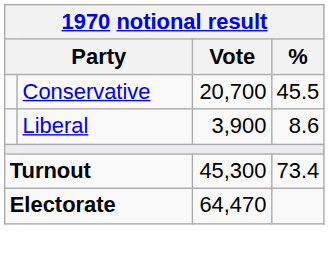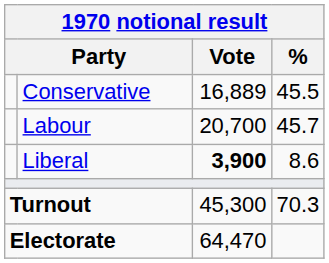(233, 91) 20,700 -> (233, 91) 16,889
+ row: (57, 126)
(239, 126) normal -> (239, 160) bold
(298, 171) 73.4 -> (298, 205) 70.3
